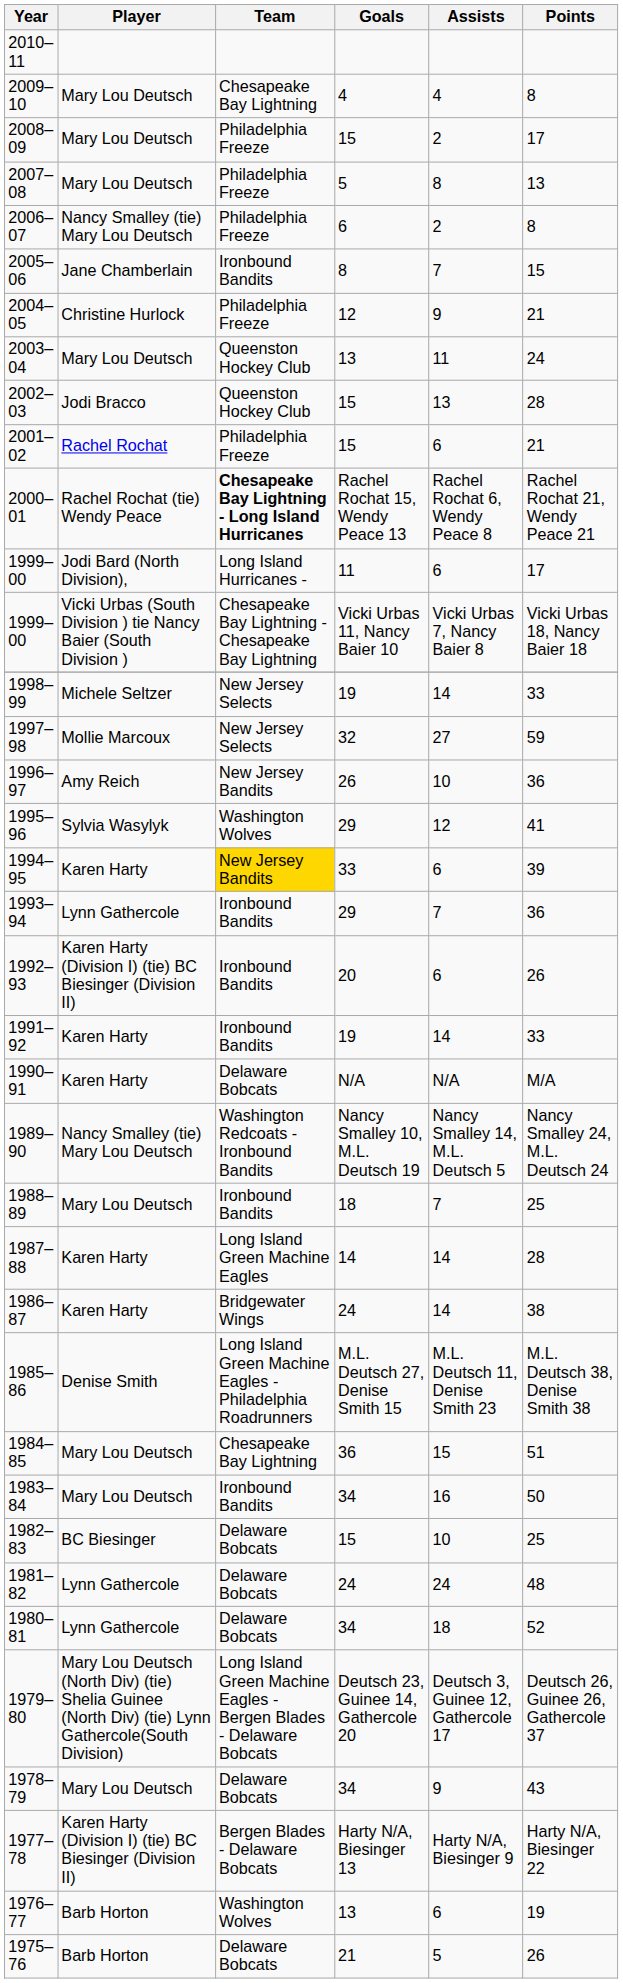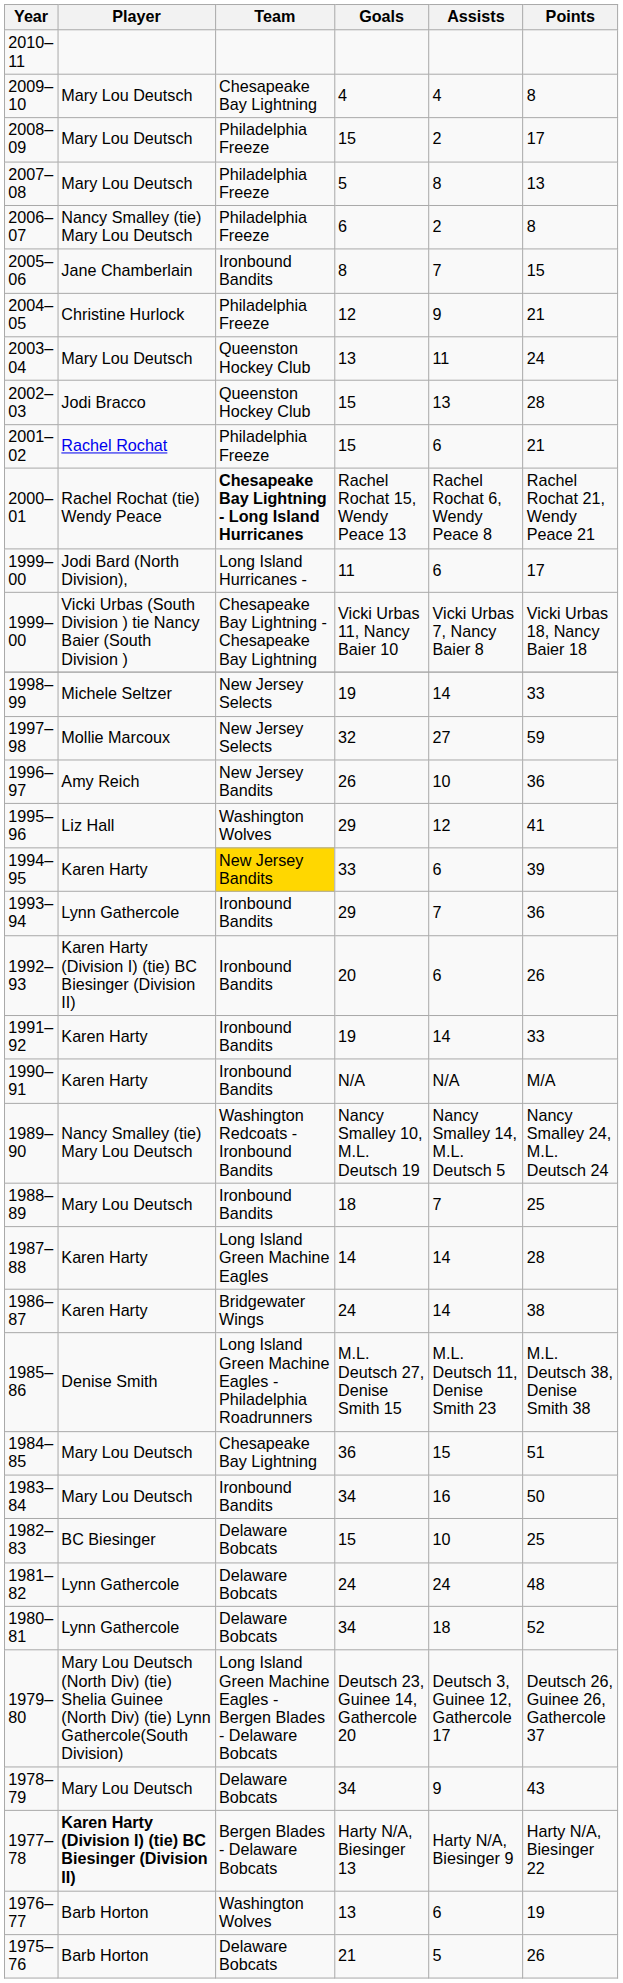(115, 825) Sylvia Wasylyk -> (88, 825) Liz Hall
(253, 1081) Delaware Bobcats -> (255, 1081) Ironbound Bandits
(129, 1850) normal -> (135, 1850) bold
